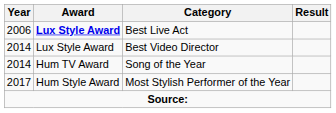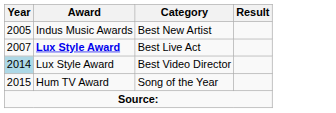+ row: (175, 30)
(19, 30) 2006 -> (19, 47) 2007
(19, 47) no background -> (19, 64) lightblue background
(19, 64) 2014 -> (19, 82) 2015
- row: (208, 82)
